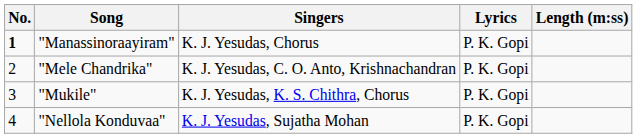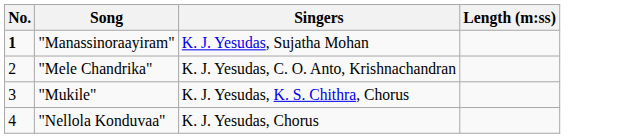- column: (496, 17)
(250, 43) K. J. Yesudas, Chorus -> (275, 43) K. J. Yesudas, Sujatha Mohan
(275, 120) K. J. Yesudas, Sujatha Mohan -> (250, 120) K. J. Yesudas, Chorus
